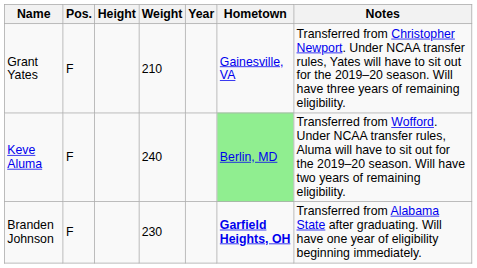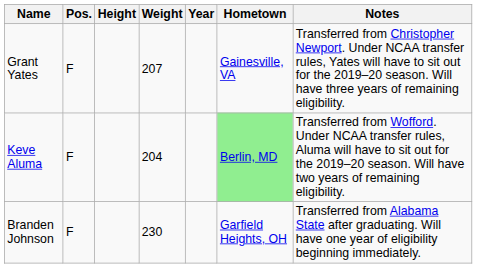(152, 68) 210 -> (152, 68) 207
(152, 157) 240 -> (152, 157) 204
(255, 232) bold -> (253, 232) normal
